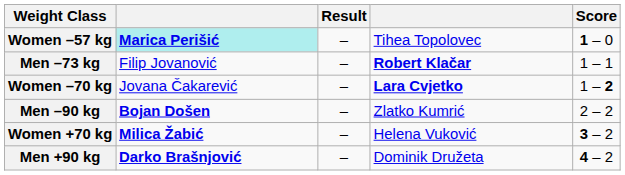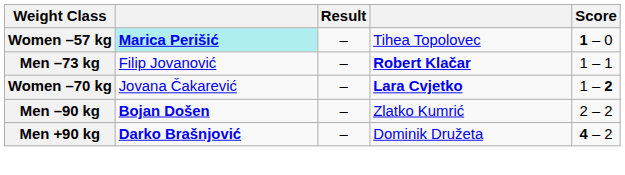- row: (60, 134)
